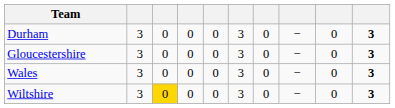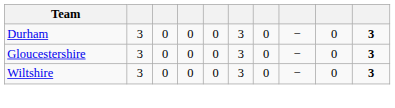- row: (22, 73)
(165, 93) gold background -> (165, 73) no background
